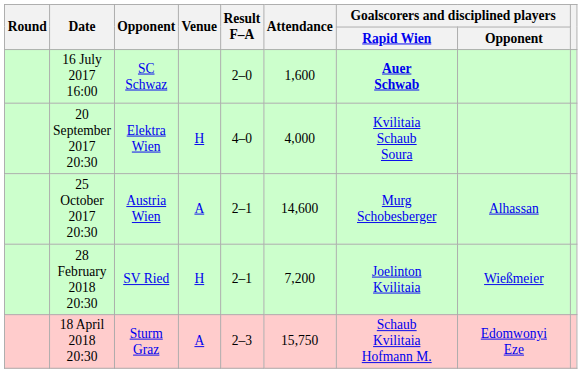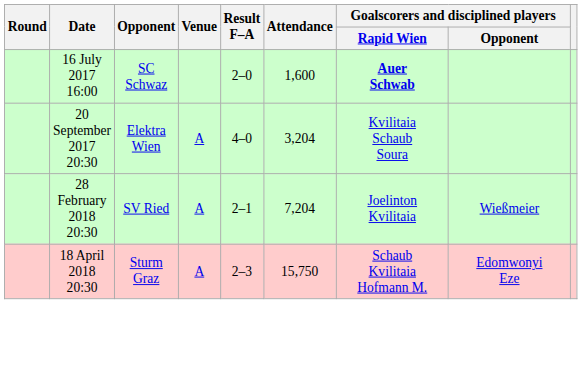(199, 138) H -> (199, 138) A
(300, 138) 4,000 -> (300, 138) 3,204
- row: (82, 209)
(199, 279) H -> (199, 209) A
(300, 279) 7,200 -> (300, 209) 7,204
